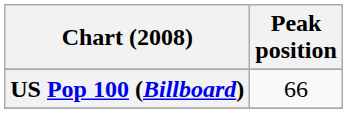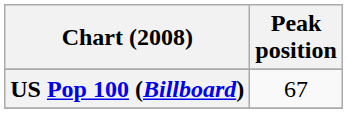(296, 88) 66 -> (296, 88) 67
